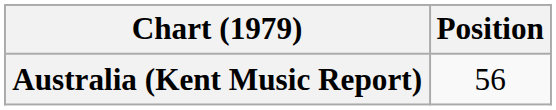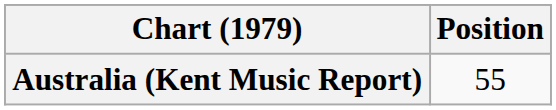(490, 78) 56 -> (490, 78) 55
